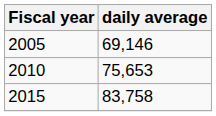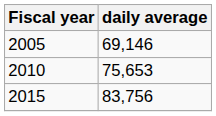(128, 96) 83,758 -> (128, 96) 83,756
